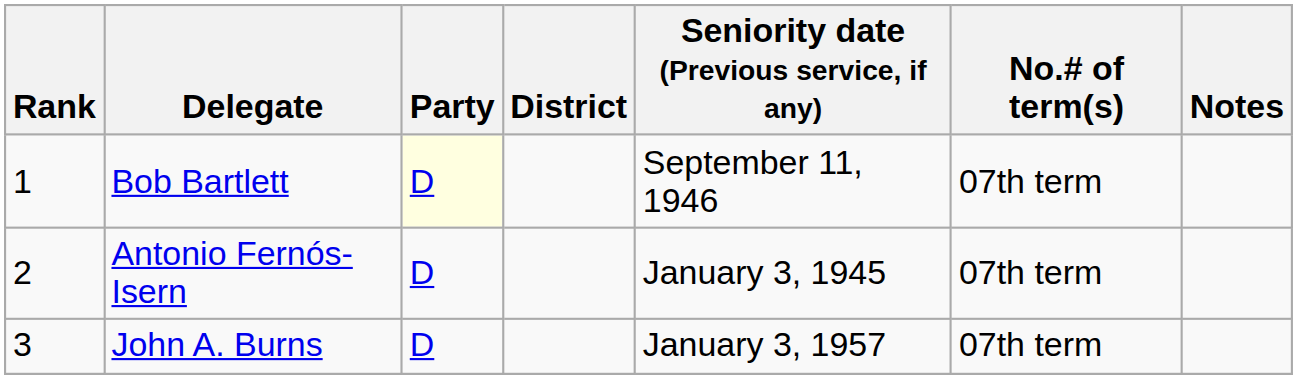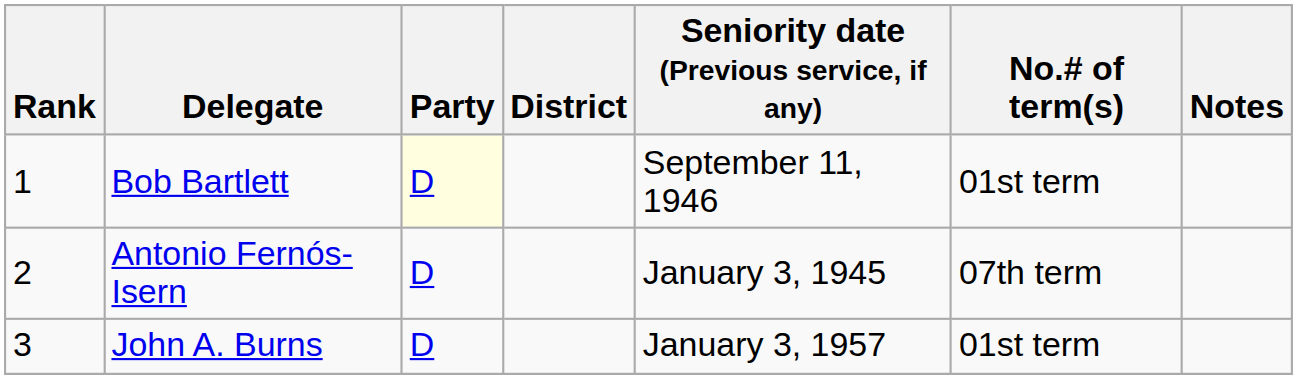(1031, 180) 07th term -> (1030, 180) 01st term
(1031, 345) 07th term -> (1030, 345) 01st term
